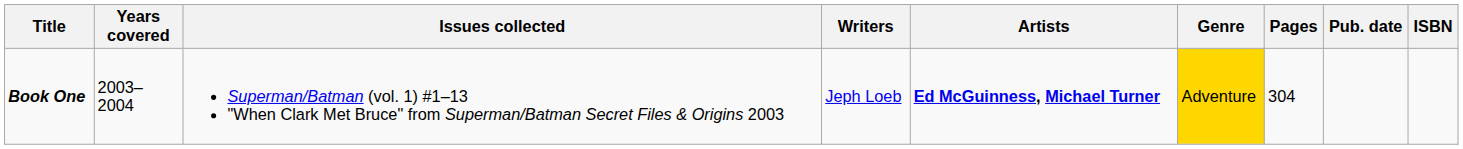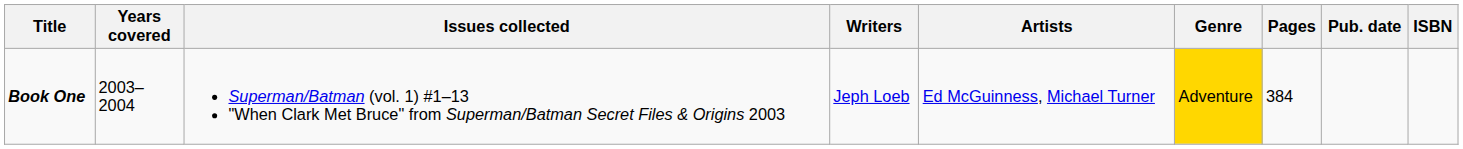(1037, 96) bold -> (1039, 96) normal
(1282, 96) 304 -> (1280, 96) 384
